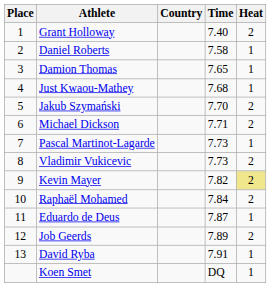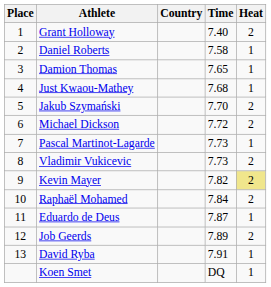(218, 124) 7.71 -> (218, 124) 7.72
